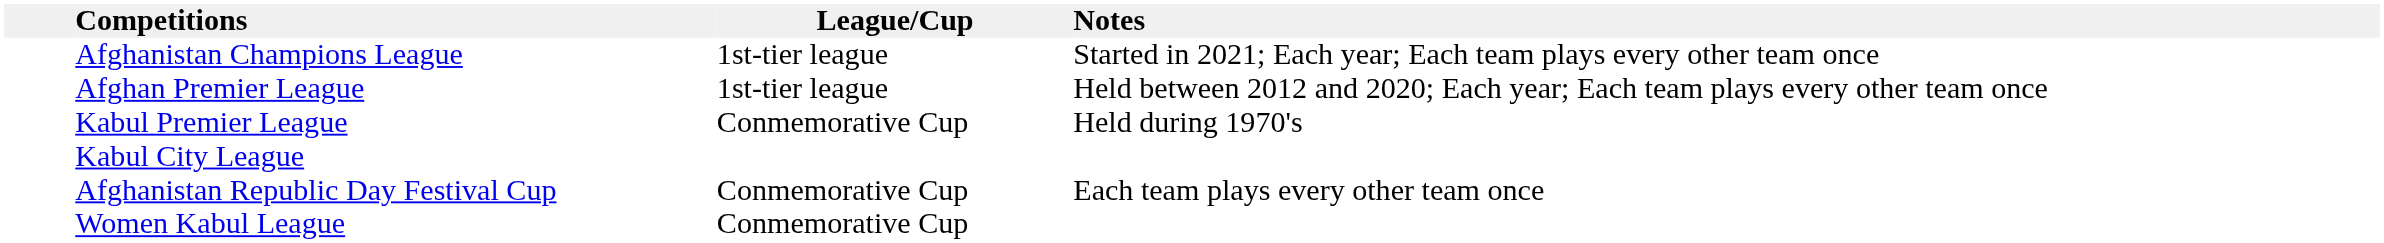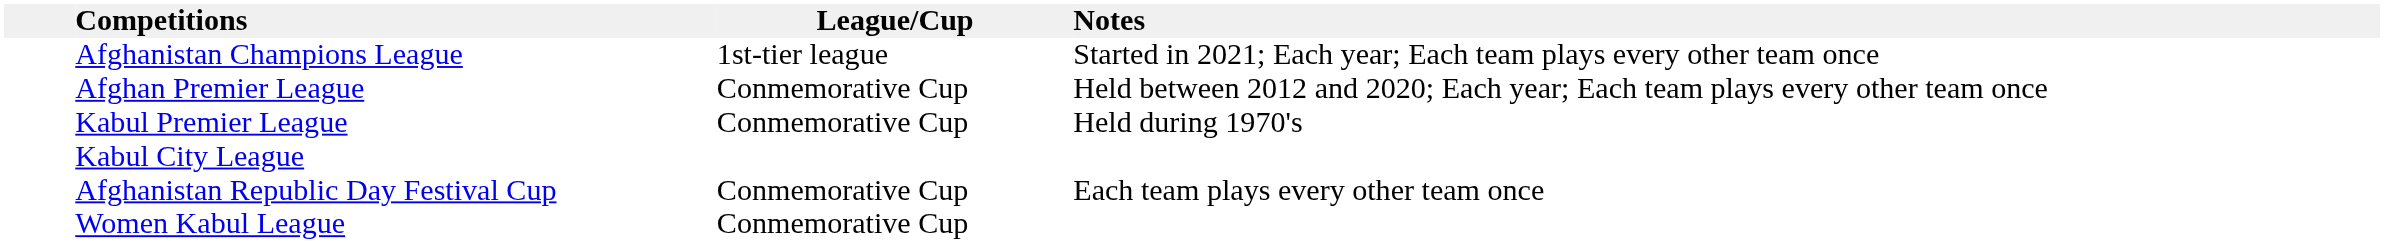(802, 88) 1st-tier league -> (843, 88) Conmemorative Cup
